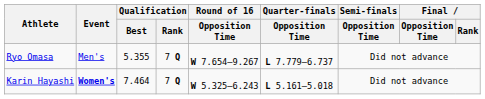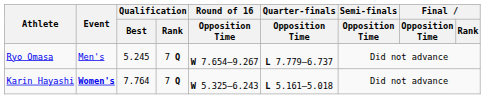(137, 56) 5.355 -> (137, 56) 5.245
(137, 81) 7.464 -> (137, 81) 7.764
